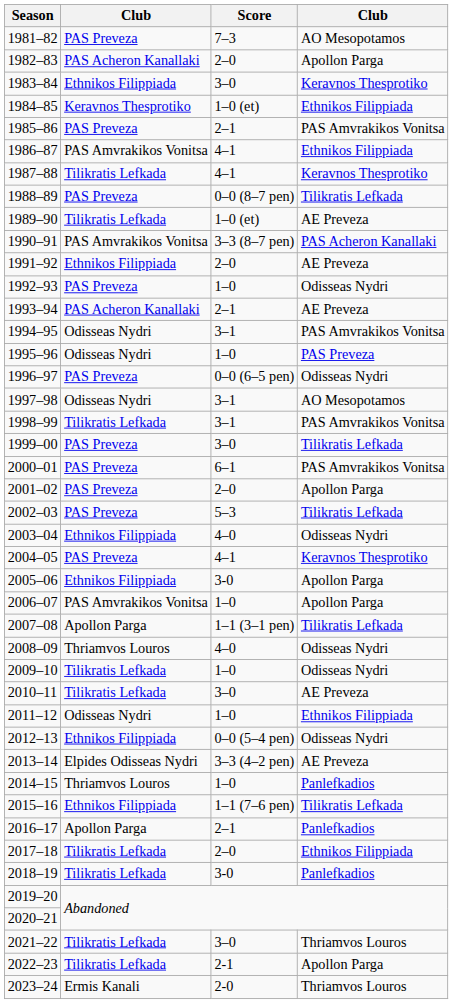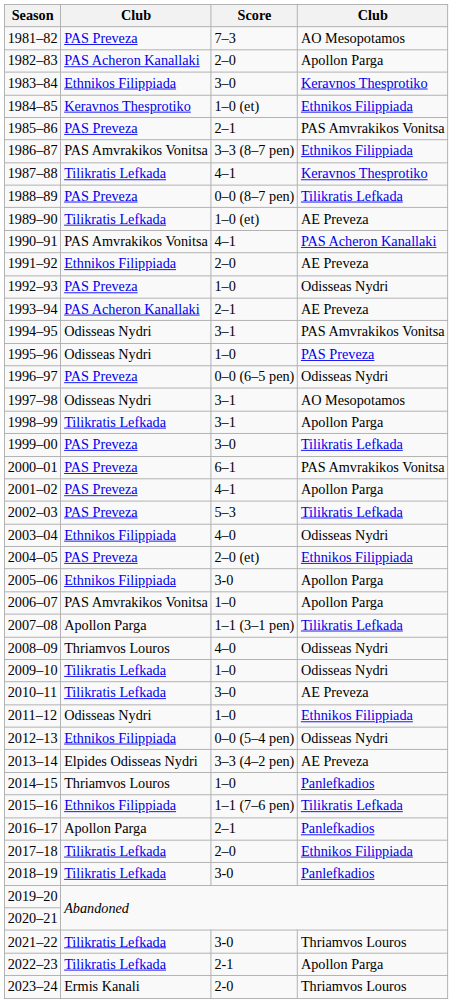(225, 151) 4–1 -> (254, 151) 3–3 (8–7 pen)
(254, 241) 3–3 (8–7 pen) -> (225, 241) 4–1
(373, 422) PAS Amvrakikos Vonitsa -> (342, 422) Apollon Parga
(225, 490) 2–0 -> (225, 490) 4–1
(225, 557) 4–1 -> (237, 557) 2–0 (et)
(364, 557) Keravnos Thesprotiko -> (357, 557) Ethnikos Filippiada
(225, 941) 3–0 -> (224, 941) 3-0
